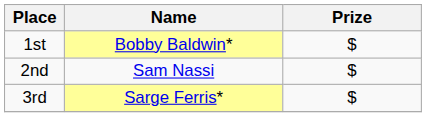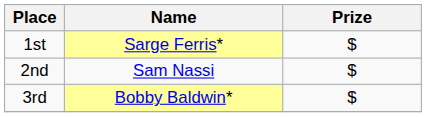(174, 44) Bobby Baldwin* -> (174, 44) Sarge Ferris*
(174, 97) Sarge Ferris* -> (174, 97) Bobby Baldwin*
